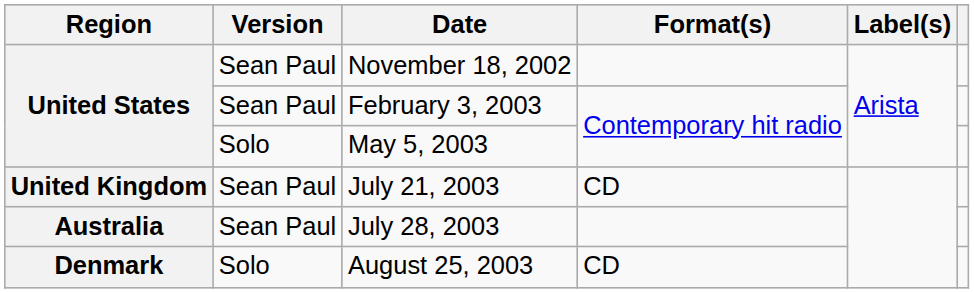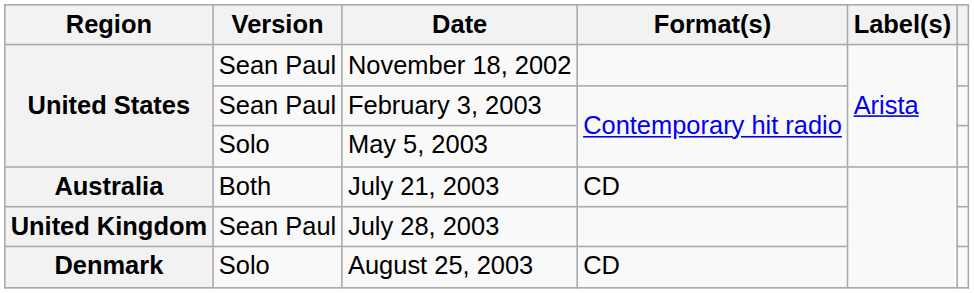(109, 186) United Kingdom -> (109, 186) Australia
(278, 186) Sean Paul -> (245, 186) Both
(109, 226) Australia -> (109, 226) United Kingdom
